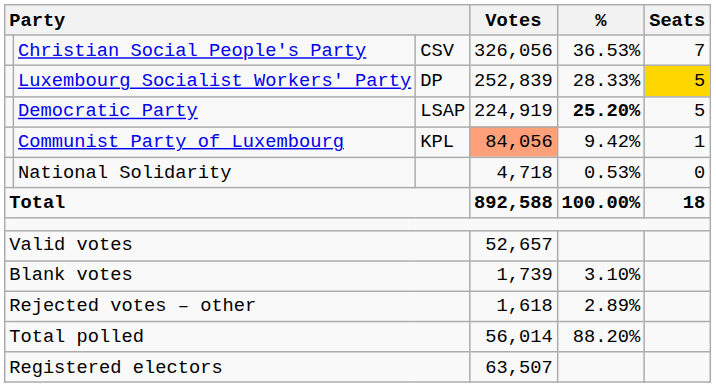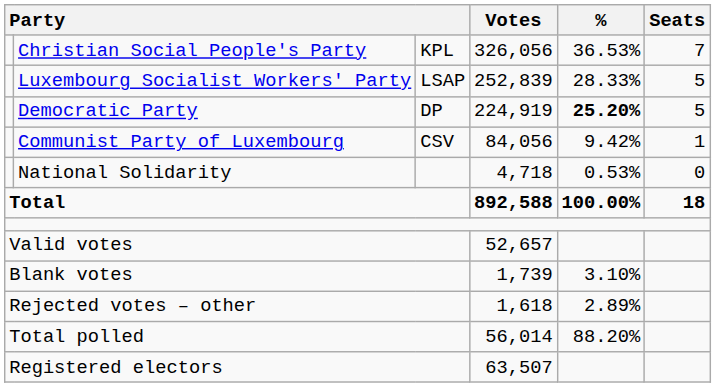(437, 50) CSV -> (437, 50) KPL
(431, 81) DP -> (443, 81) LSAP
(700, 81) gold background -> (700, 81) no background
(443, 112) LSAP -> (431, 112) DP
(437, 142) KPL -> (437, 142) CSV
(519, 142) lightsalmon background -> (519, 142) no background
